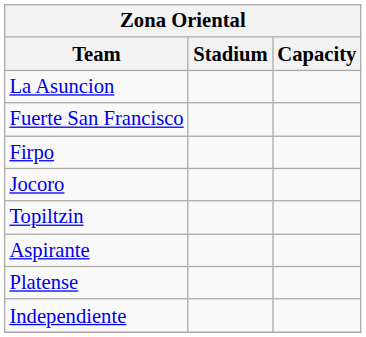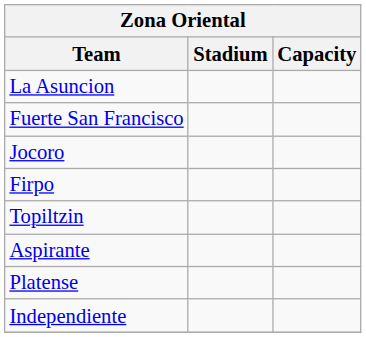rows swapped: (37, 184) <-> (32, 151)
